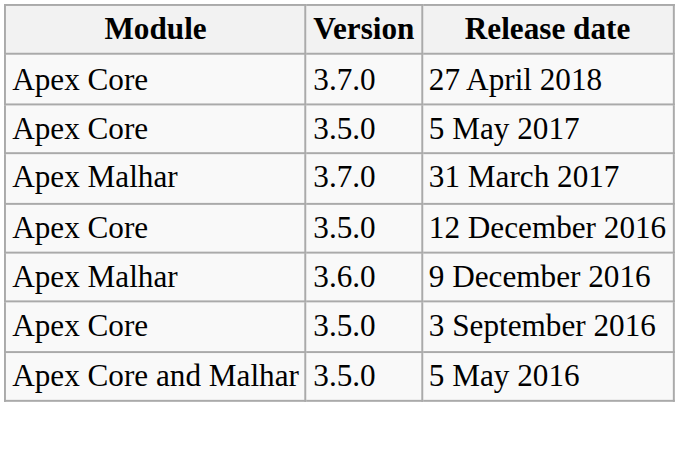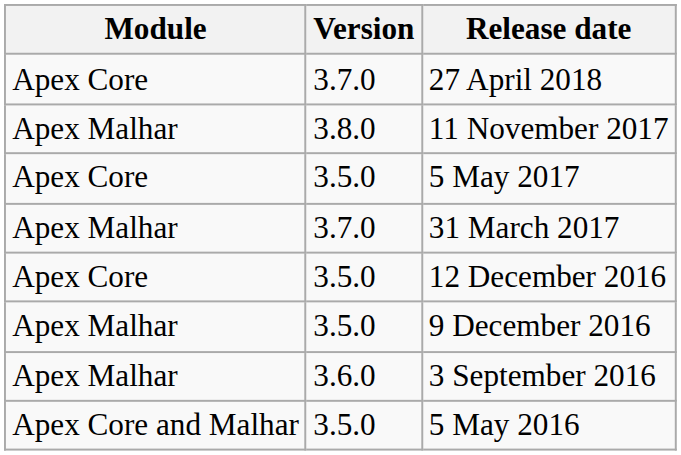+ row: (549, 128)
(345, 276) 3.6.0 -> (345, 326) 3.5.0
(80, 326) Apex Core -> (95, 375) Apex Malhar
(345, 326) 3.5.0 -> (345, 375) 3.6.0
